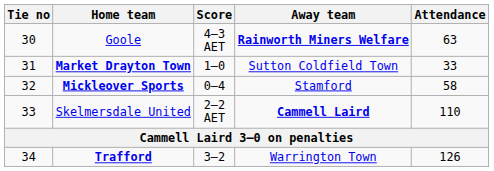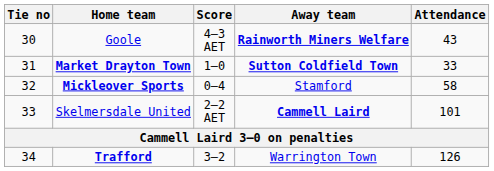(450, 40) 63 -> (450, 40) 43
(323, 66) normal -> (323, 66) bold
(450, 112) 110 -> (450, 112) 101
